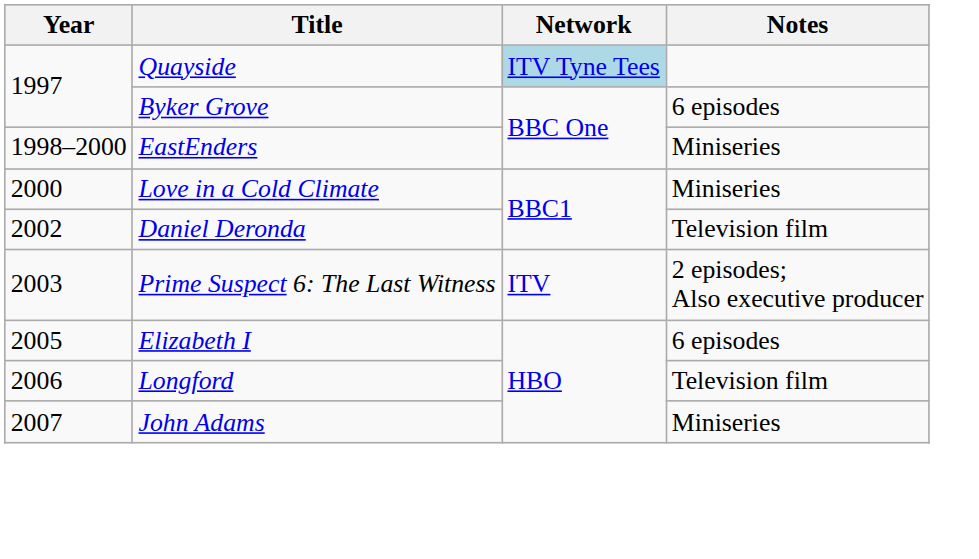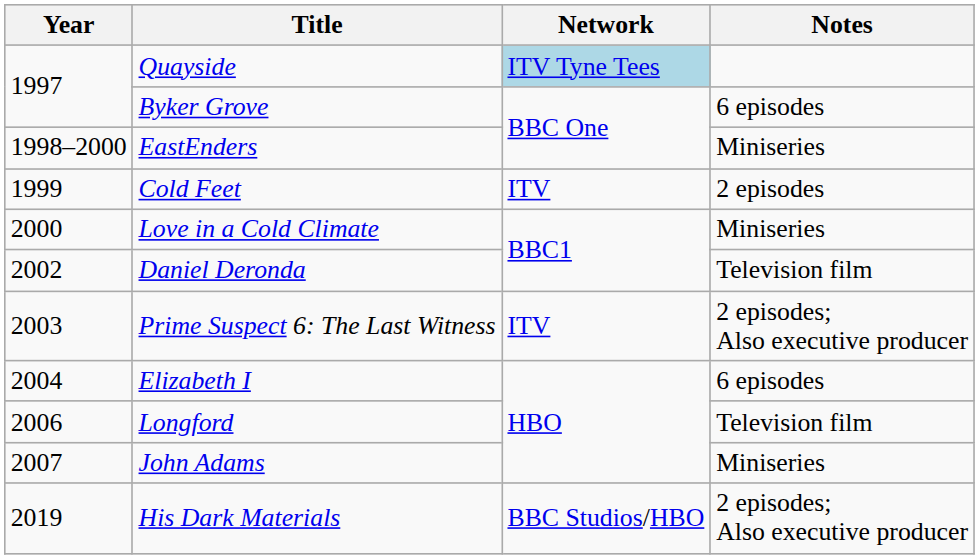+ row: (190, 188)
(37, 339) 2005 -> (37, 380) 2004
+ row: (239, 517)
